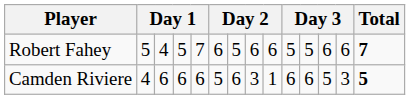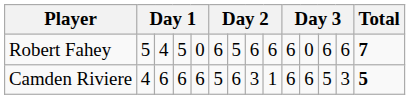(200, 49) 7 -> (200, 49) 0
(291, 49) 5 -> (291, 49) 6
(309, 49) 5 -> (309, 49) 0
